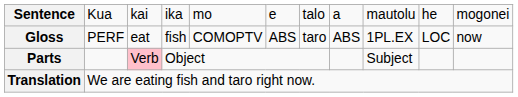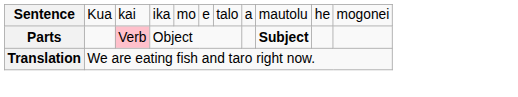- row: (44, 37)
(389, 59) normal -> (284, 37) bold
